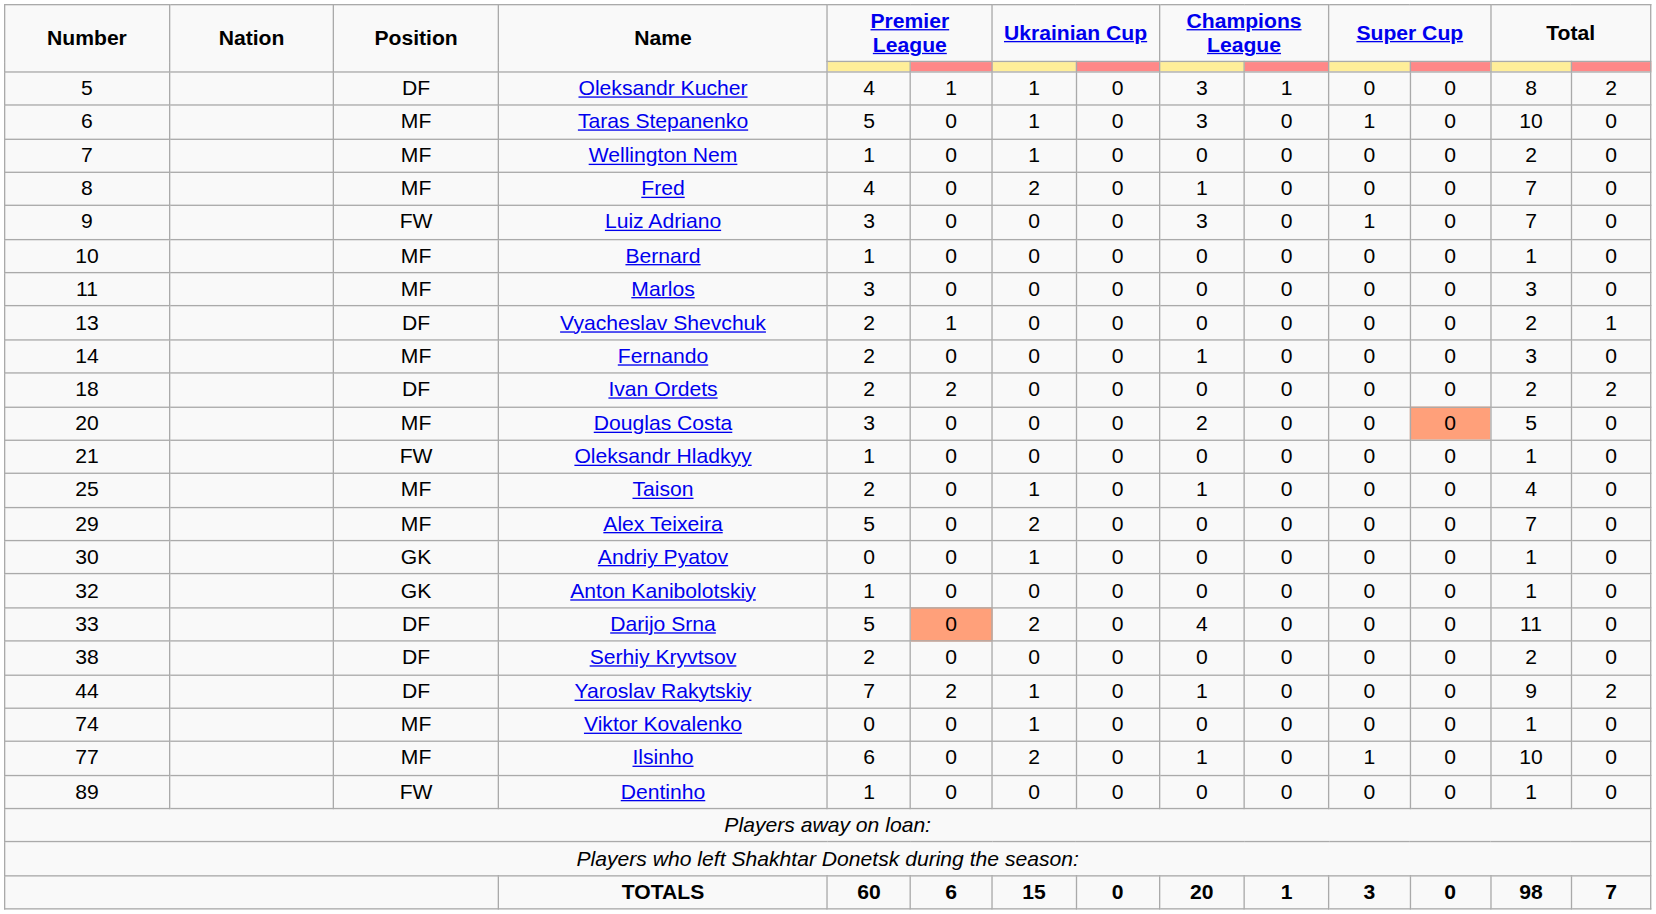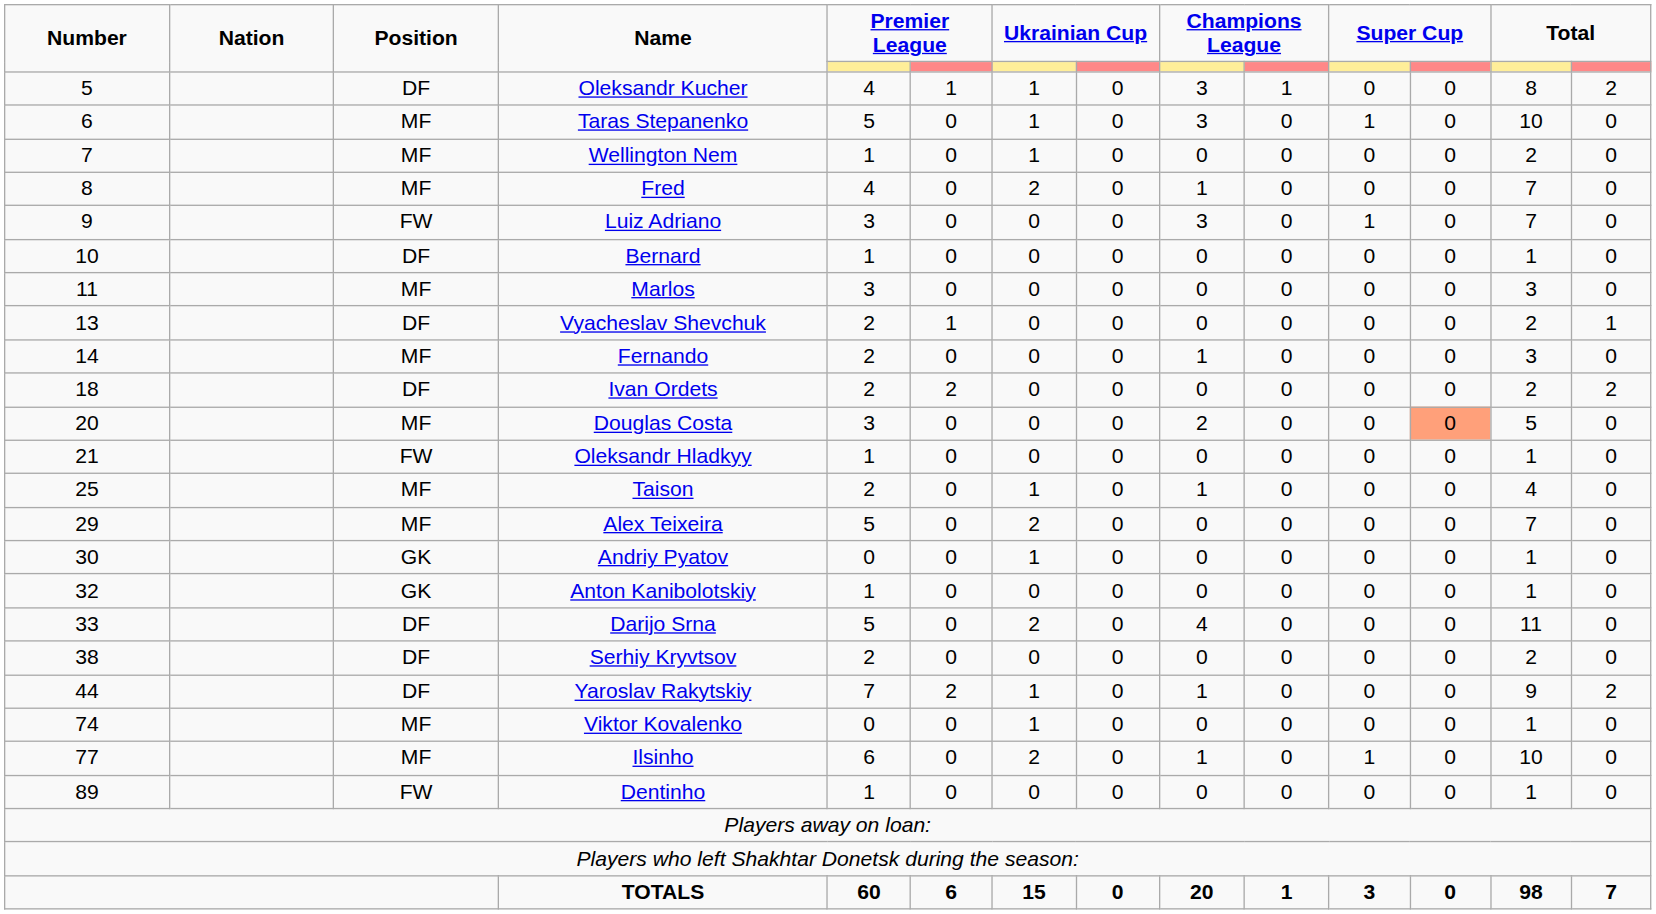(416, 255) MF -> (416, 255) DF
(951, 624) lightsalmon background -> (951, 624) no background
